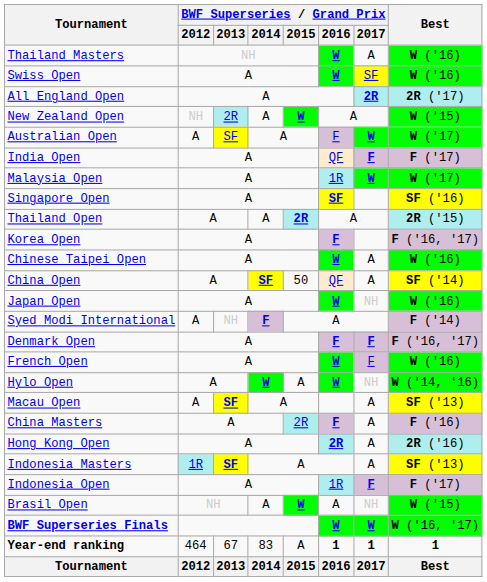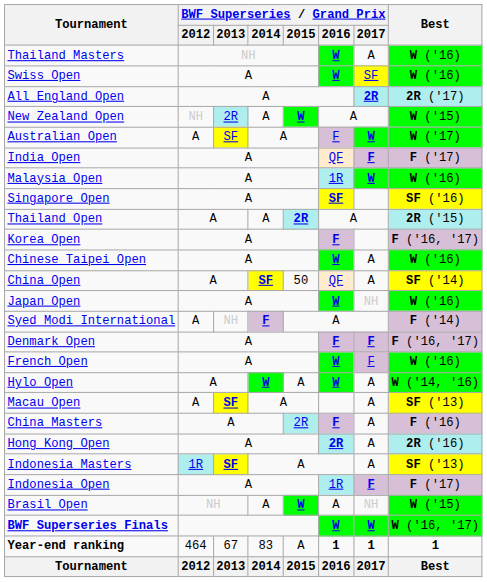(435, 178) W ('17) -> (435, 178) W ('16)
(371, 382) NH -> (371, 382) A
